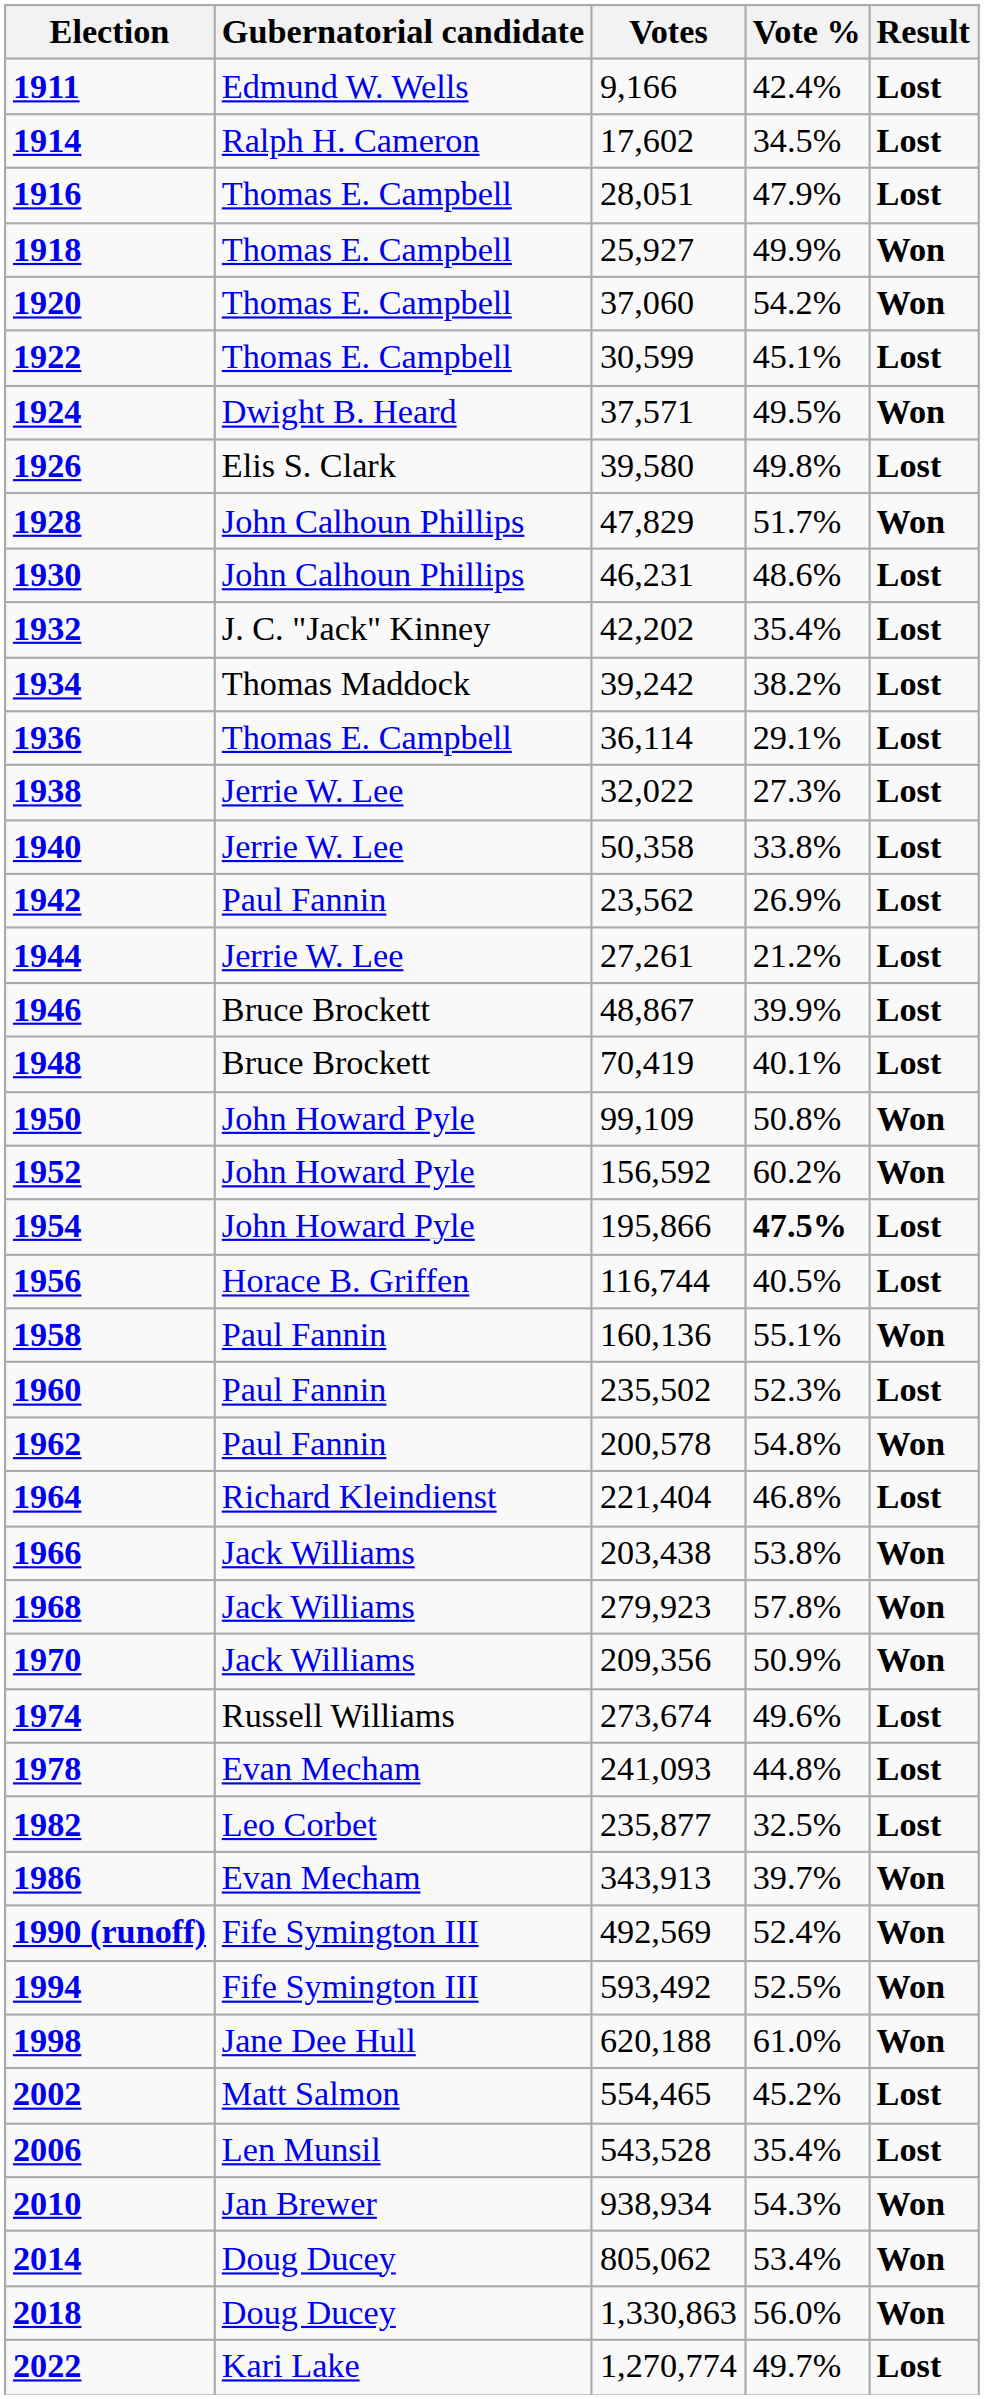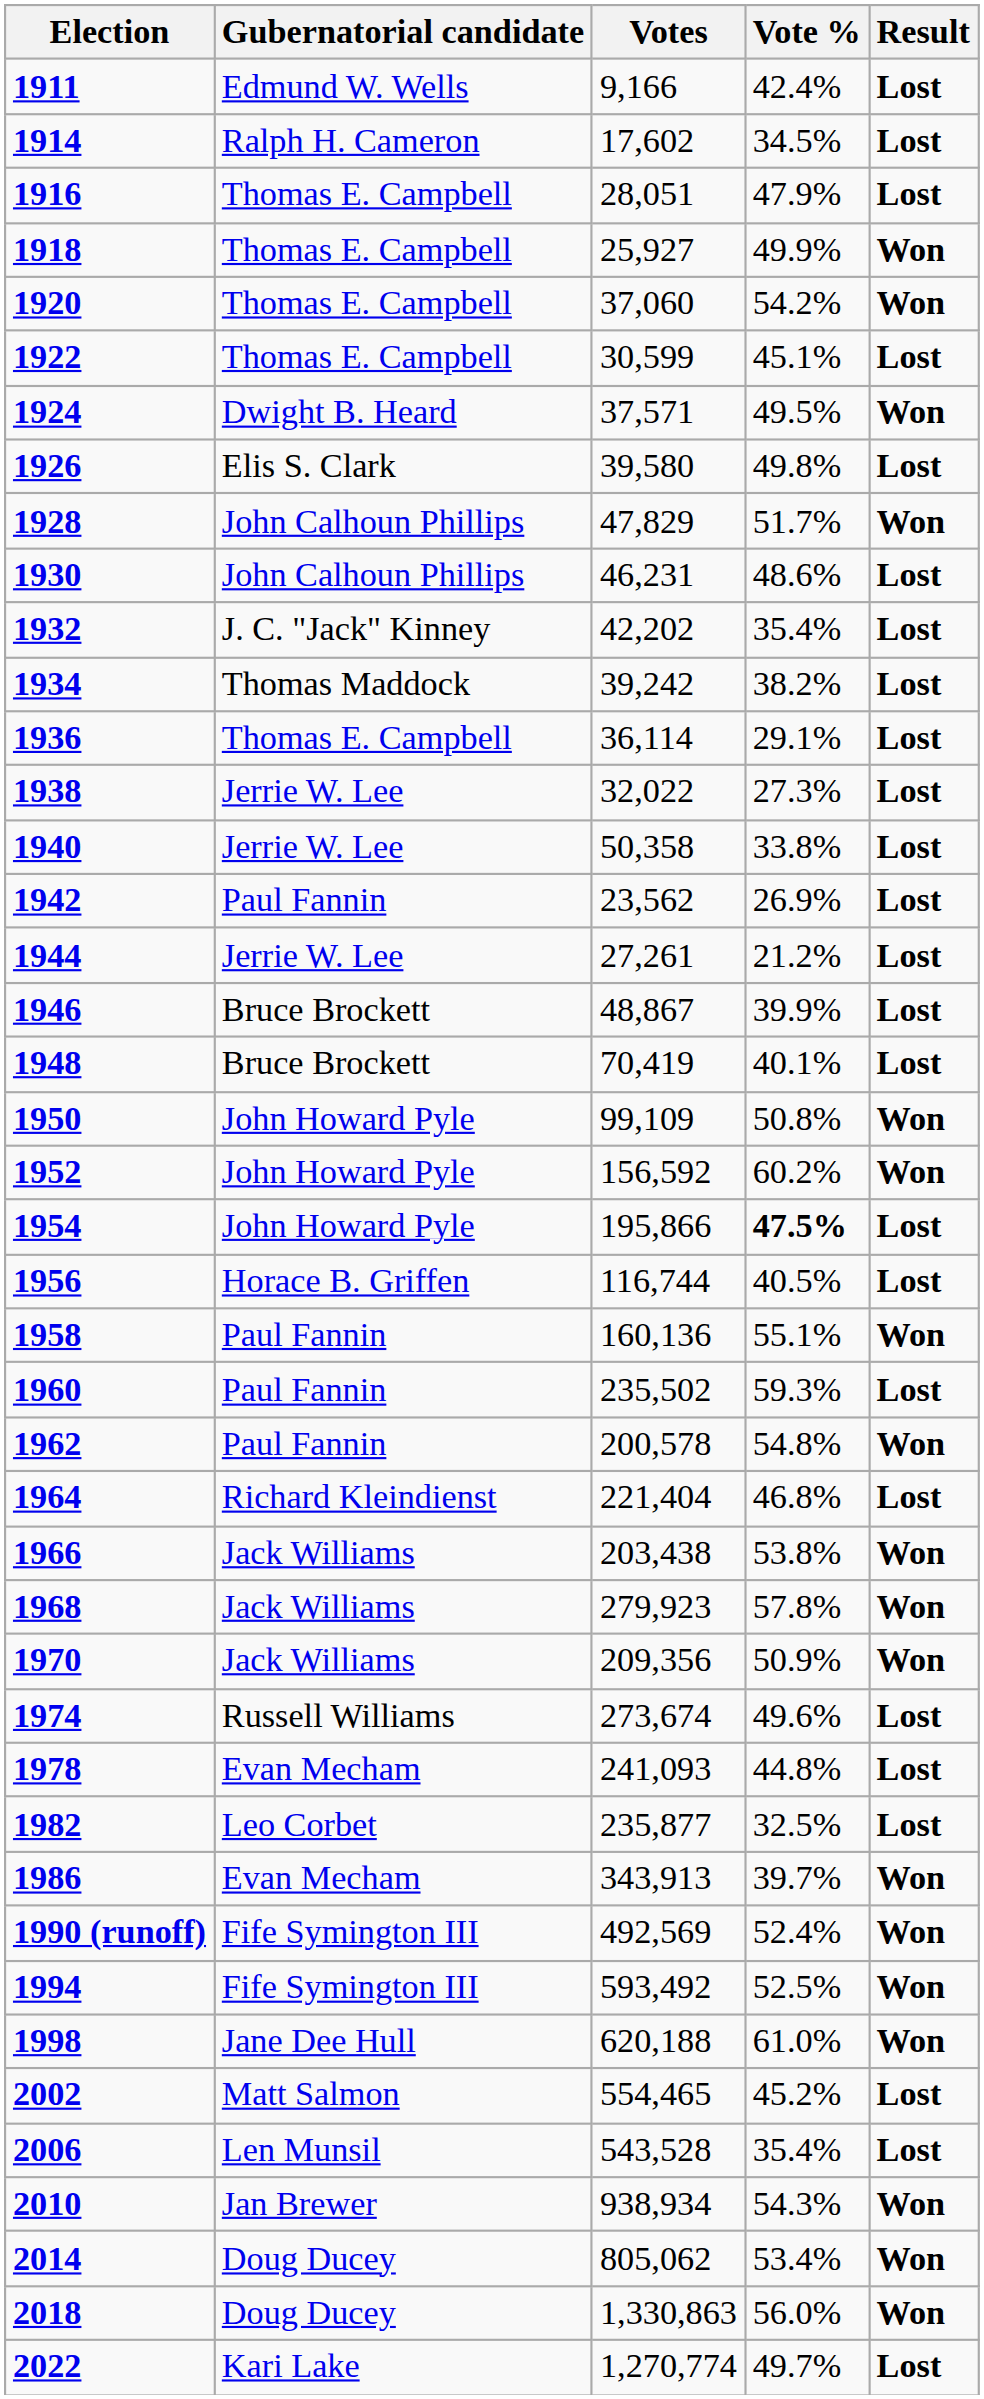(797, 1389) 52.3% -> (797, 1389) 59.3%
